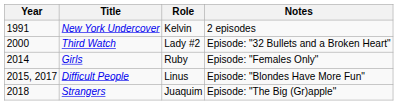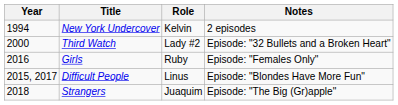(18, 28) 1991 -> (18, 28) 1994
(18, 60) 2014 -> (18, 60) 2016
